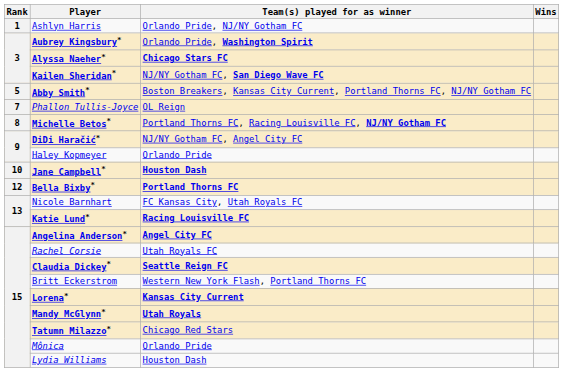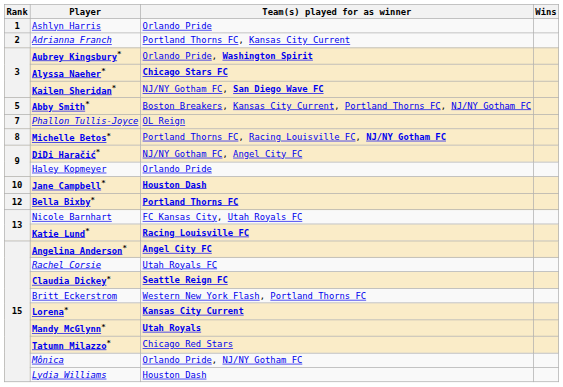(222, 26) Orlando Pride, NJ/NY Gotham FC -> (177, 26) Orlando Pride
+ row: (72, 40)
(177, 346) Orlando Pride -> (222, 360) Orlando Pride, NJ/NY Gotham FC
